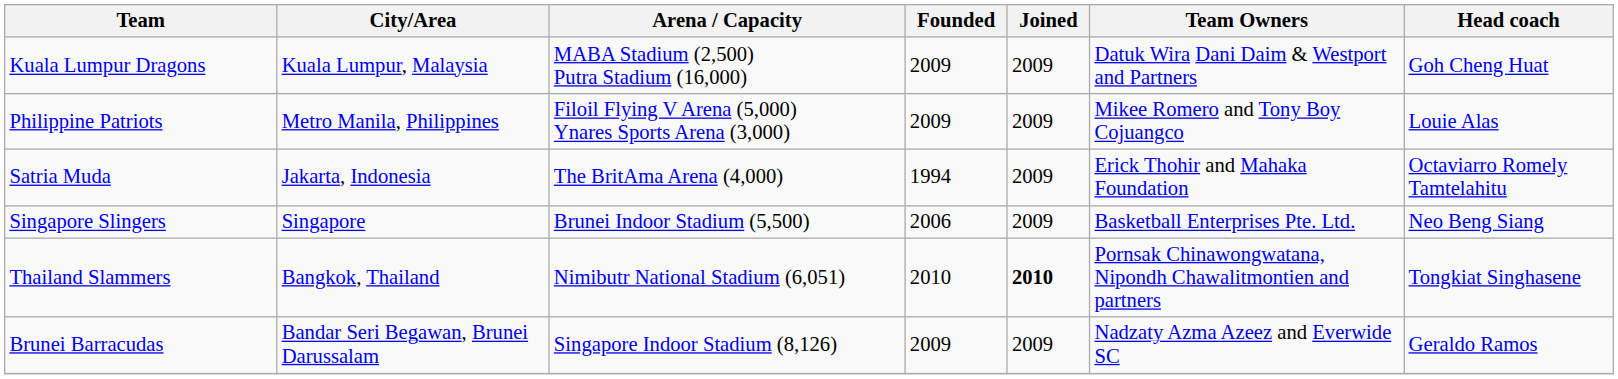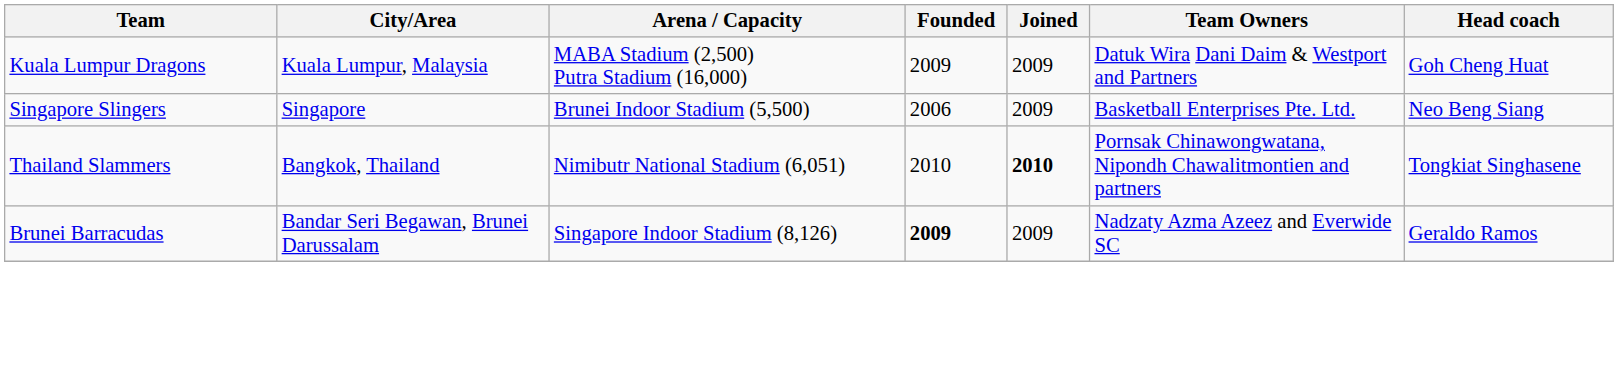- row: (86, 121)
- row: (60, 177)
(930, 344) normal -> (930, 233) bold
